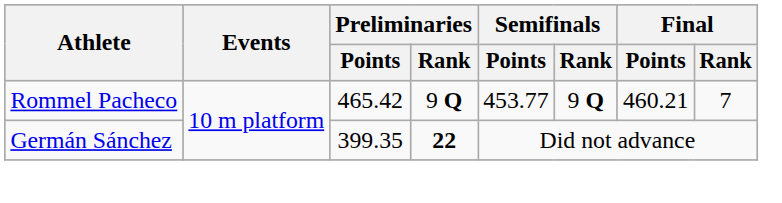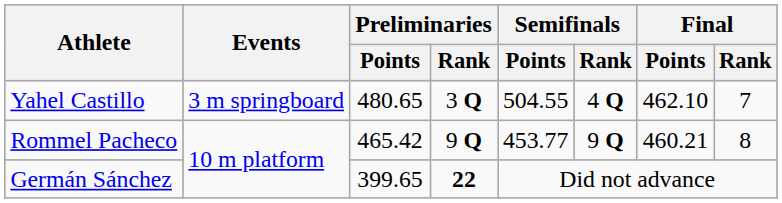+ row: (77, 100)
(725, 100) 7 -> (745, 139) 8
(370, 139) 399.35 -> (390, 179) 399.65
